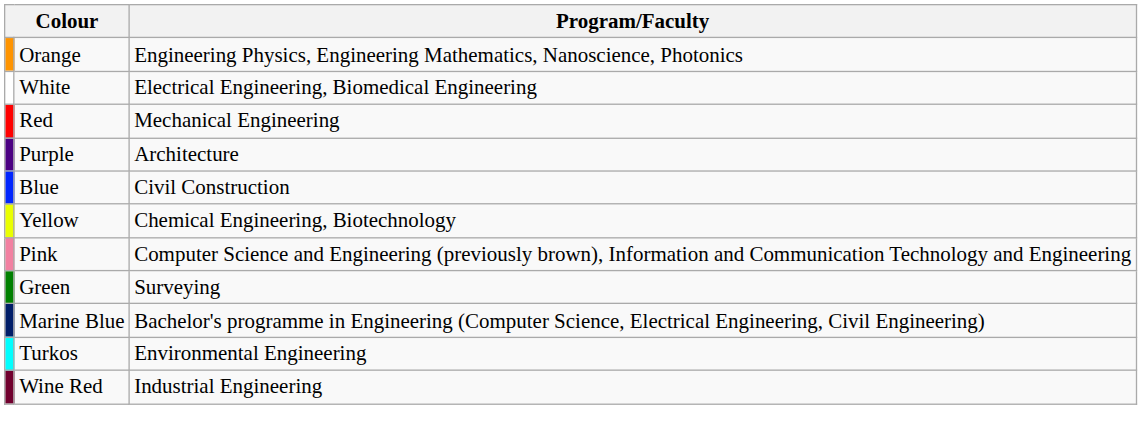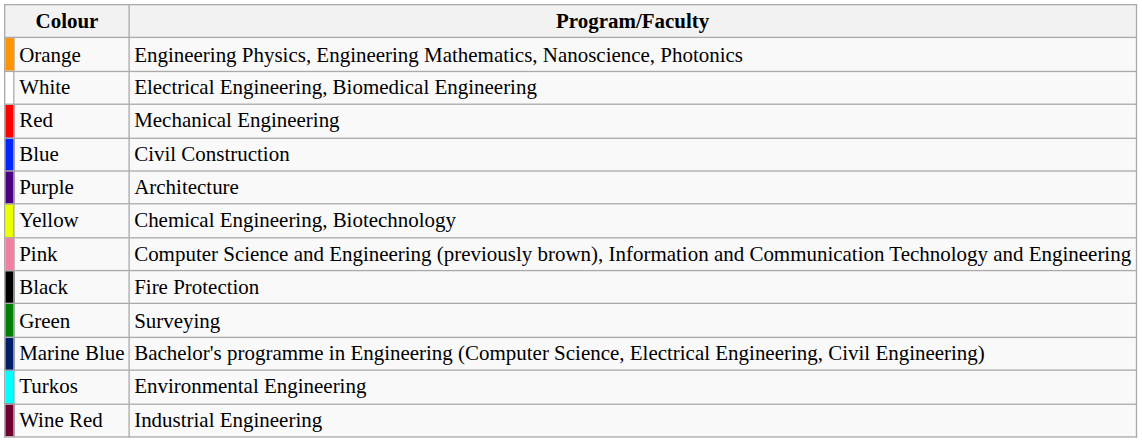rows swapped: (39, 187) <-> (47, 154)
+ row: (44, 287)
